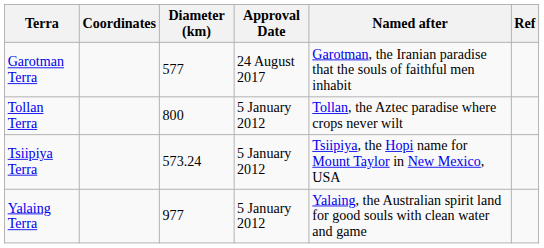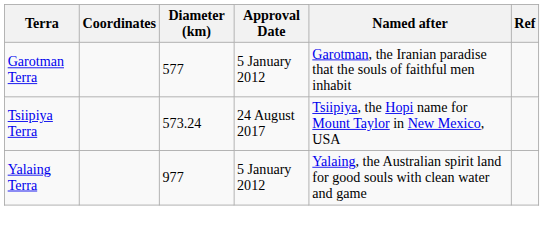(266, 69) 24 August 2017 -> (264, 69) 5 January 2012
- row: (26, 115)
(264, 161) 5 January 2012 -> (266, 123) 24 August 2017
